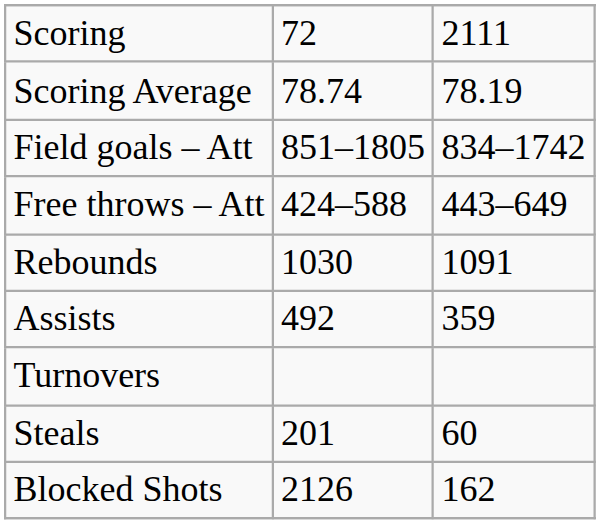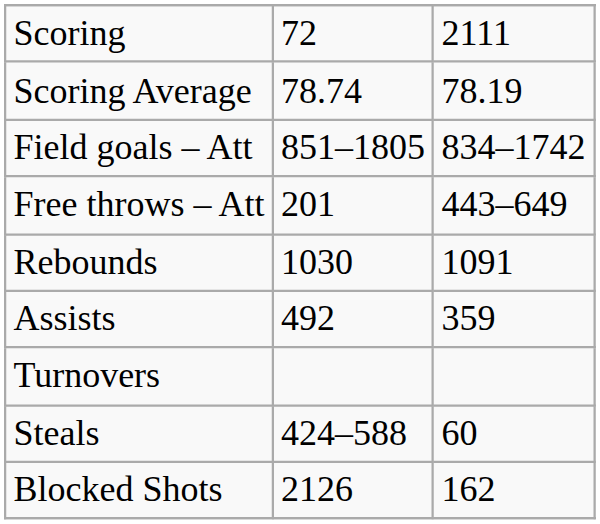(344, 204) 424–588 -> (308, 204) 201
(308, 432) 201 -> (344, 432) 424–588
